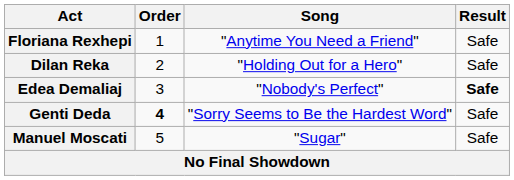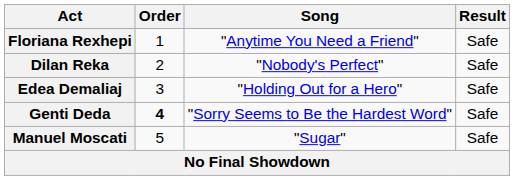(320, 65) "Holding Out for a Hero" -> (320, 65) "Nobody's Perfect"
(320, 89) "Nobody's Perfect" -> (320, 89) "Holding Out for a Hero"
(483, 89) bold -> (483, 89) normal
